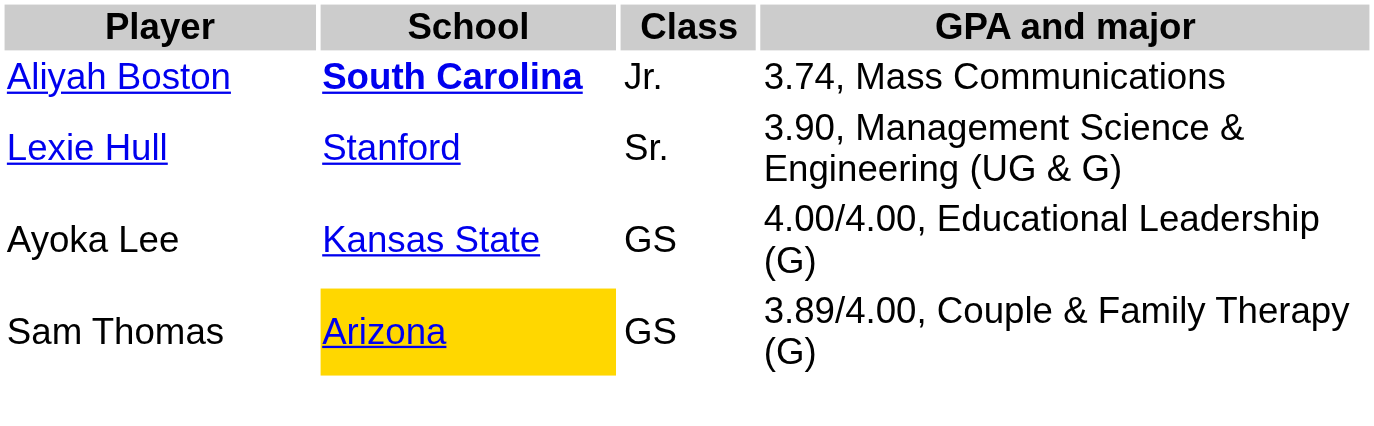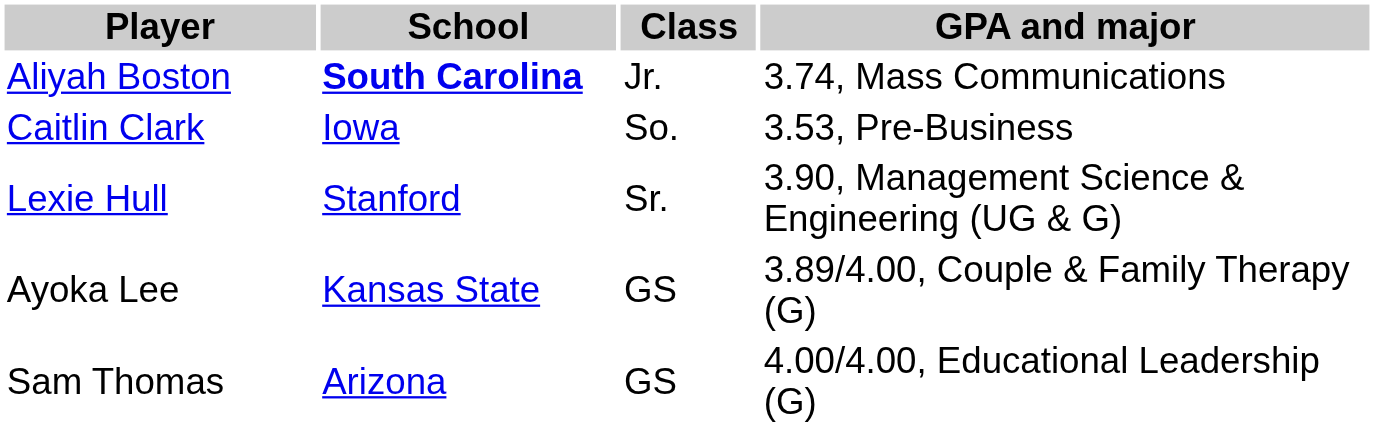+ row: (106, 127)
(1042, 239) 4.00/4.00, Educational Leadership (G) -> (1057, 290) 3.89/4.00, Couple & Family Therapy (G)
(384, 331) gold background -> (384, 381) no background
(1057, 331) 3.89/4.00, Couple & Family Therapy (G) -> (1042, 381) 4.00/4.00, Educational Leadership (G)
